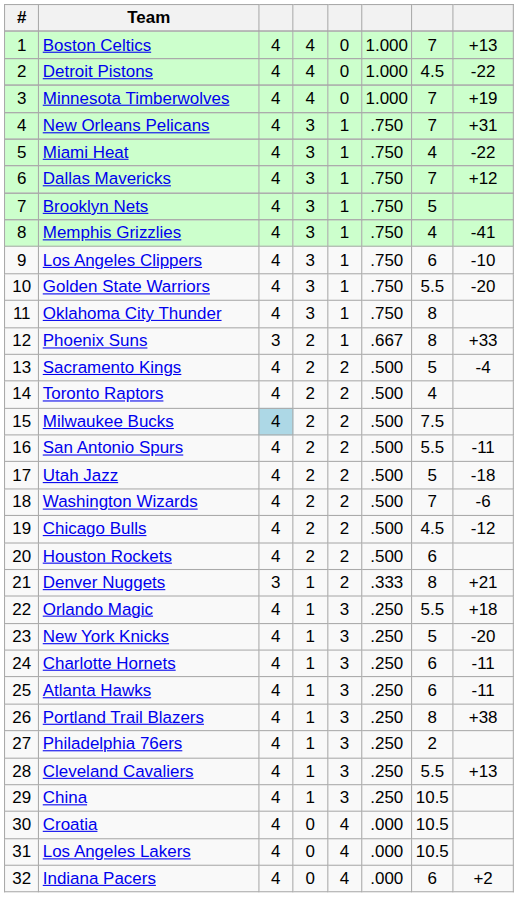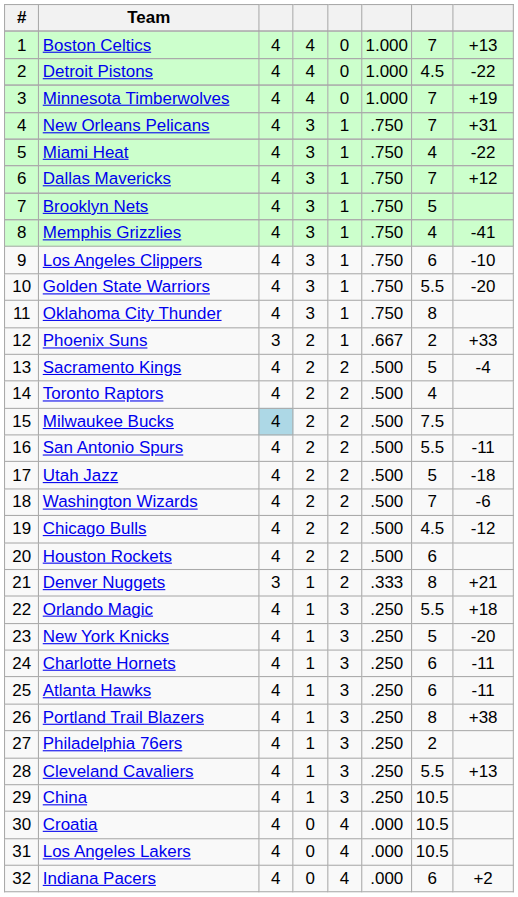(432, 340) 8 -> (432, 340) 2
